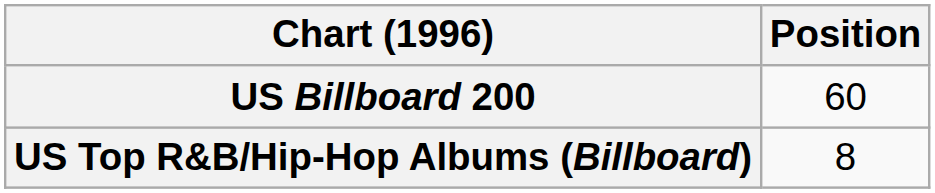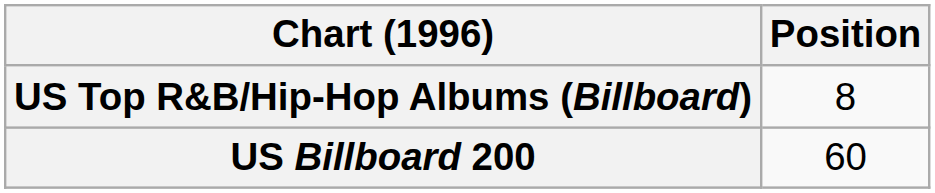rows swapped: (383, 95) <-> (383, 156)
